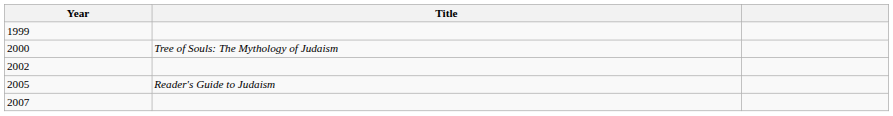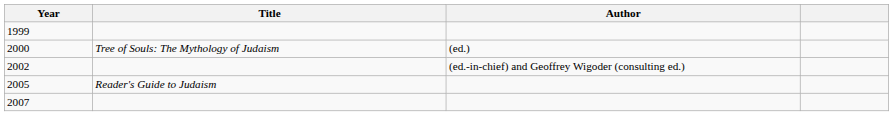+ column: (623, 13)
